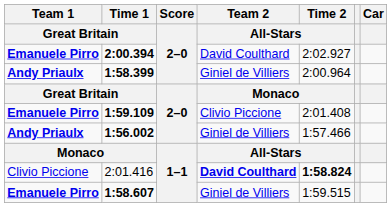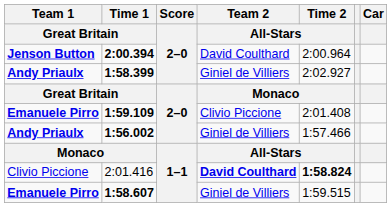(53, 53) Emanuele Pirro -> (51, 53) Jenson Button
(326, 53) 2:02.927 -> (326, 53) 2:00.964
(326, 73) 2:00.964 -> (326, 73) 2:02.927
